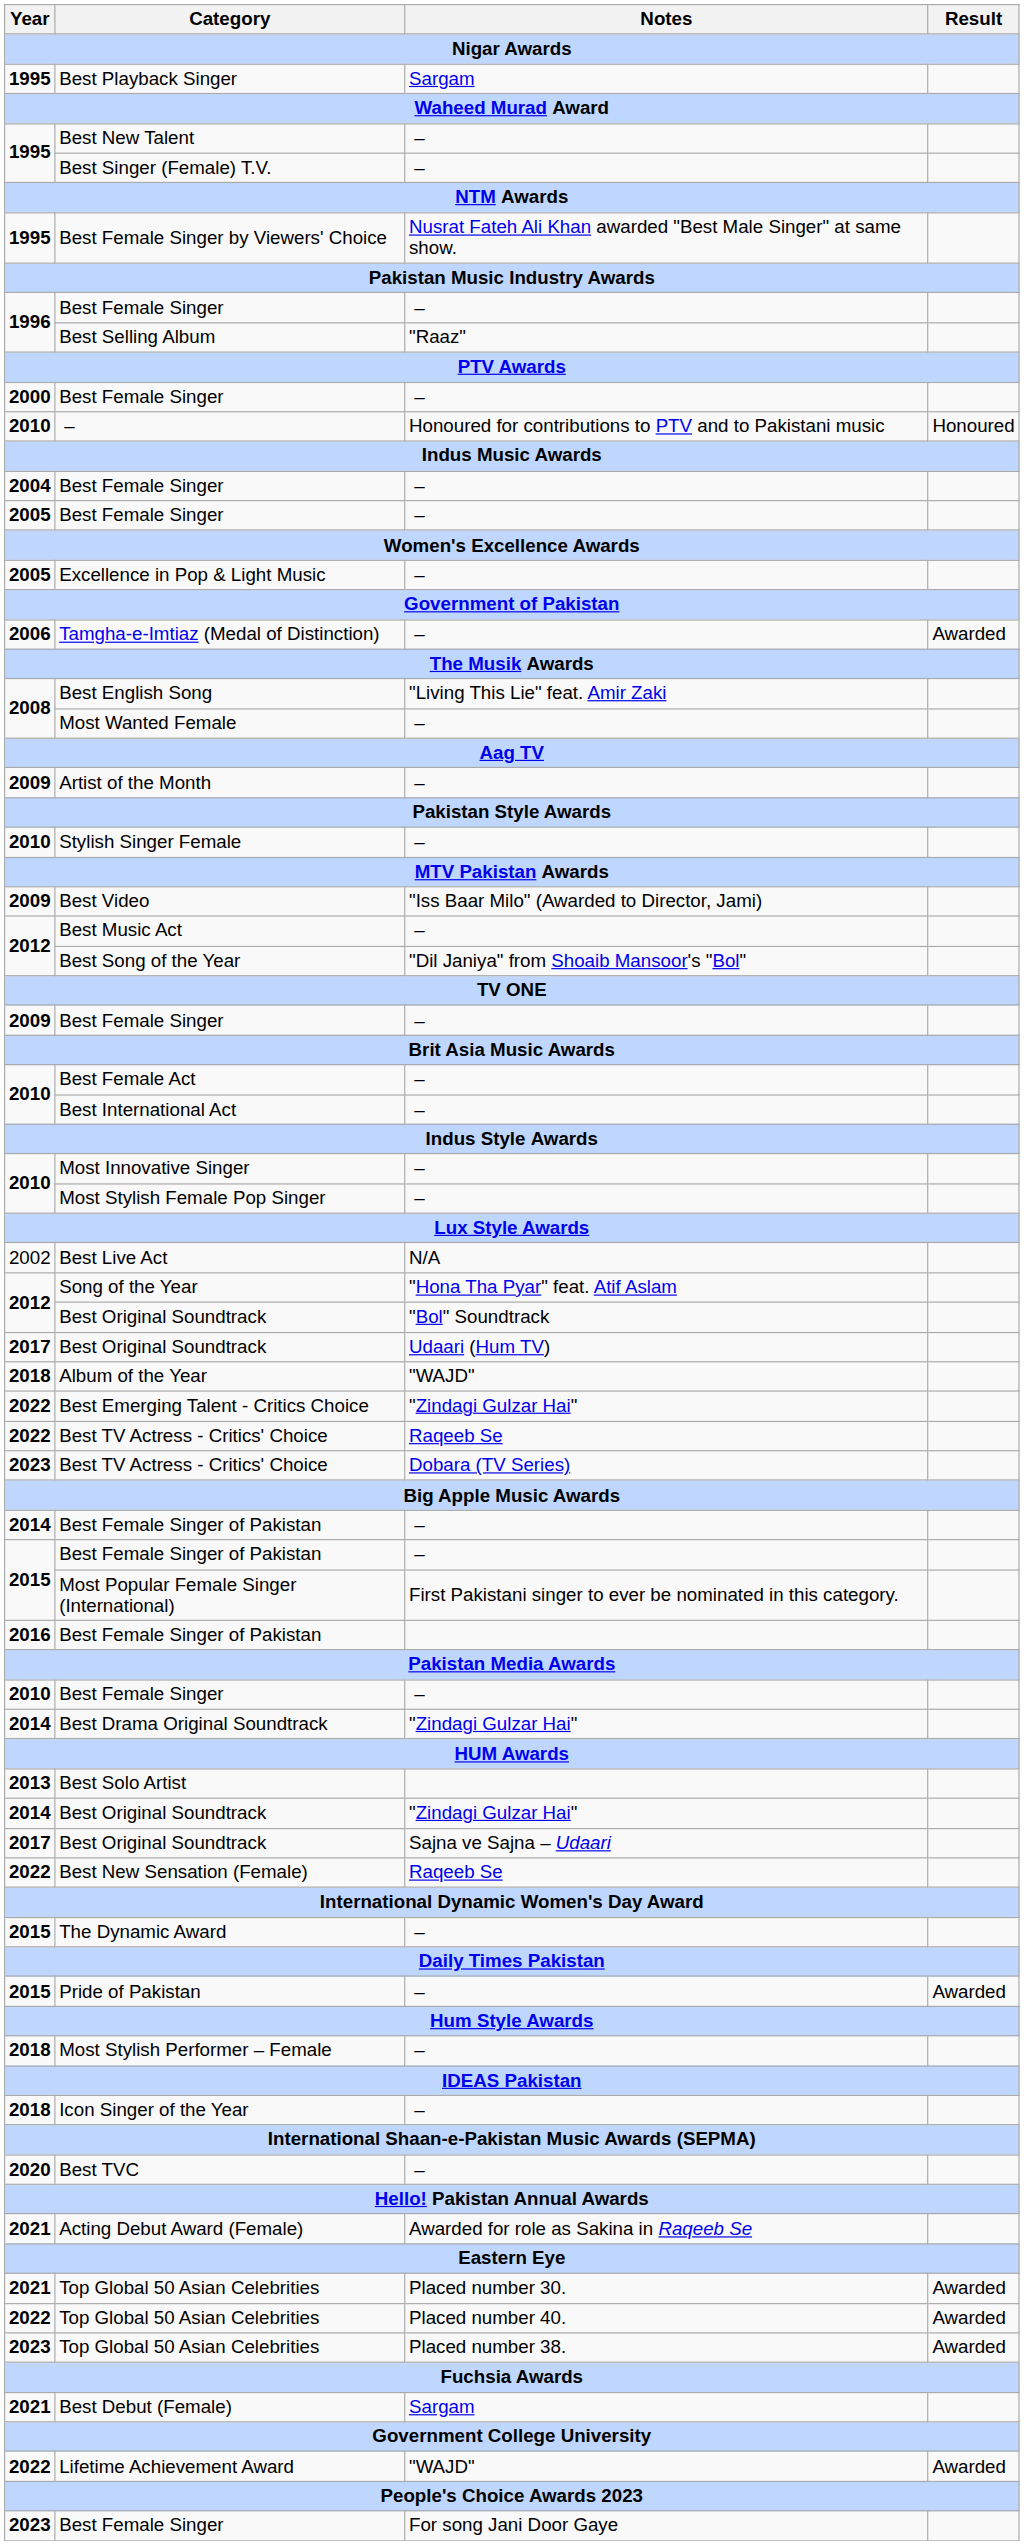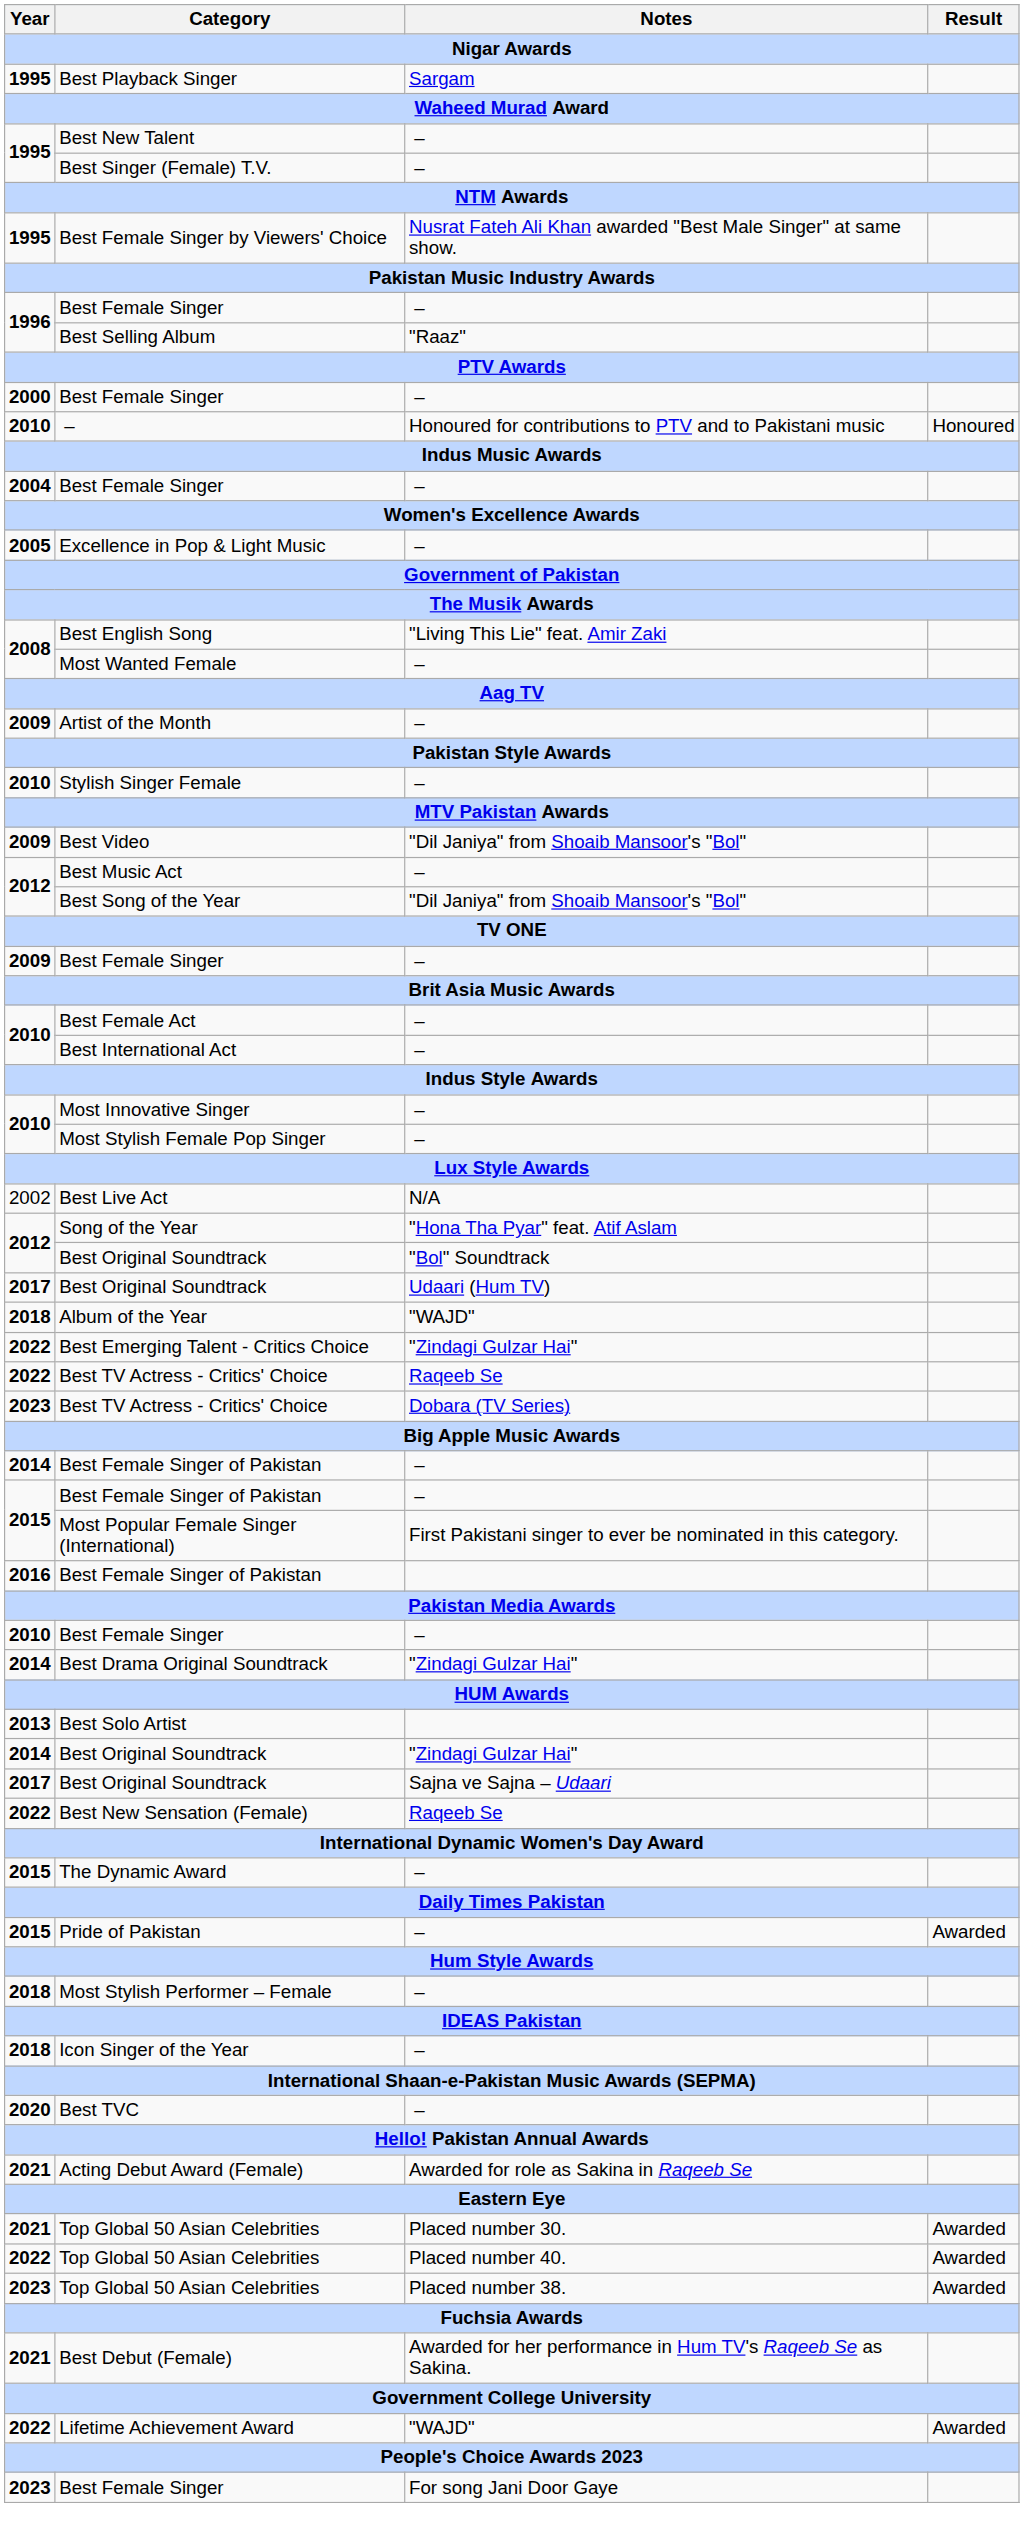- row: (30, 515)
- row: (30, 634)
(586, 901) "Iss Baar Milo" (Awarded to Director, Jami) -> (578, 842) "Dil Janiya" from Shoaib Mansoor's "Bol"
(442, 2406) Sargam -> (646, 2358) Awarded for her performance in Hum TV's Raqeeb Se as Sakina.
